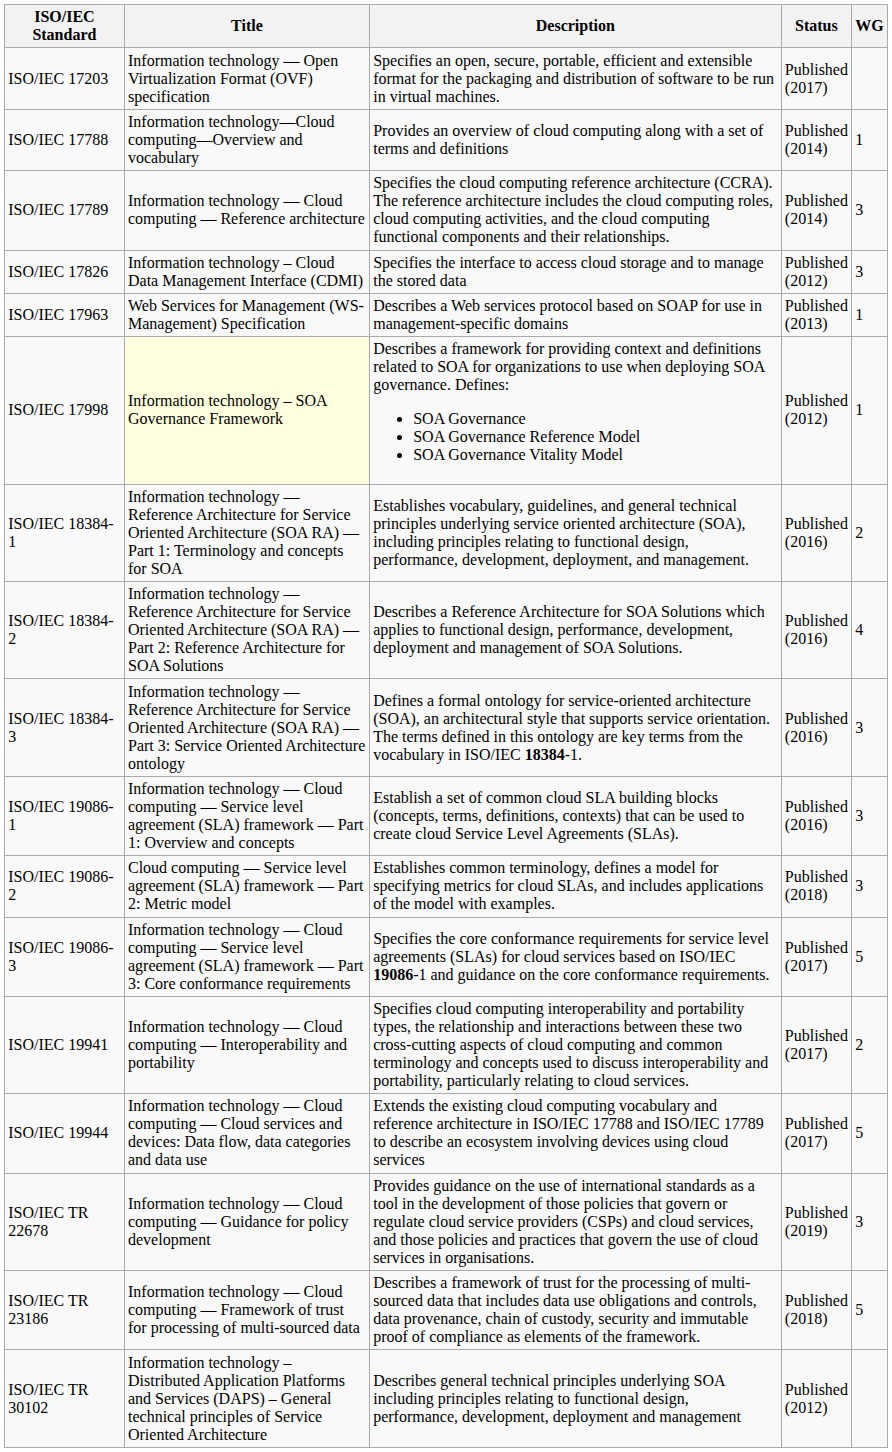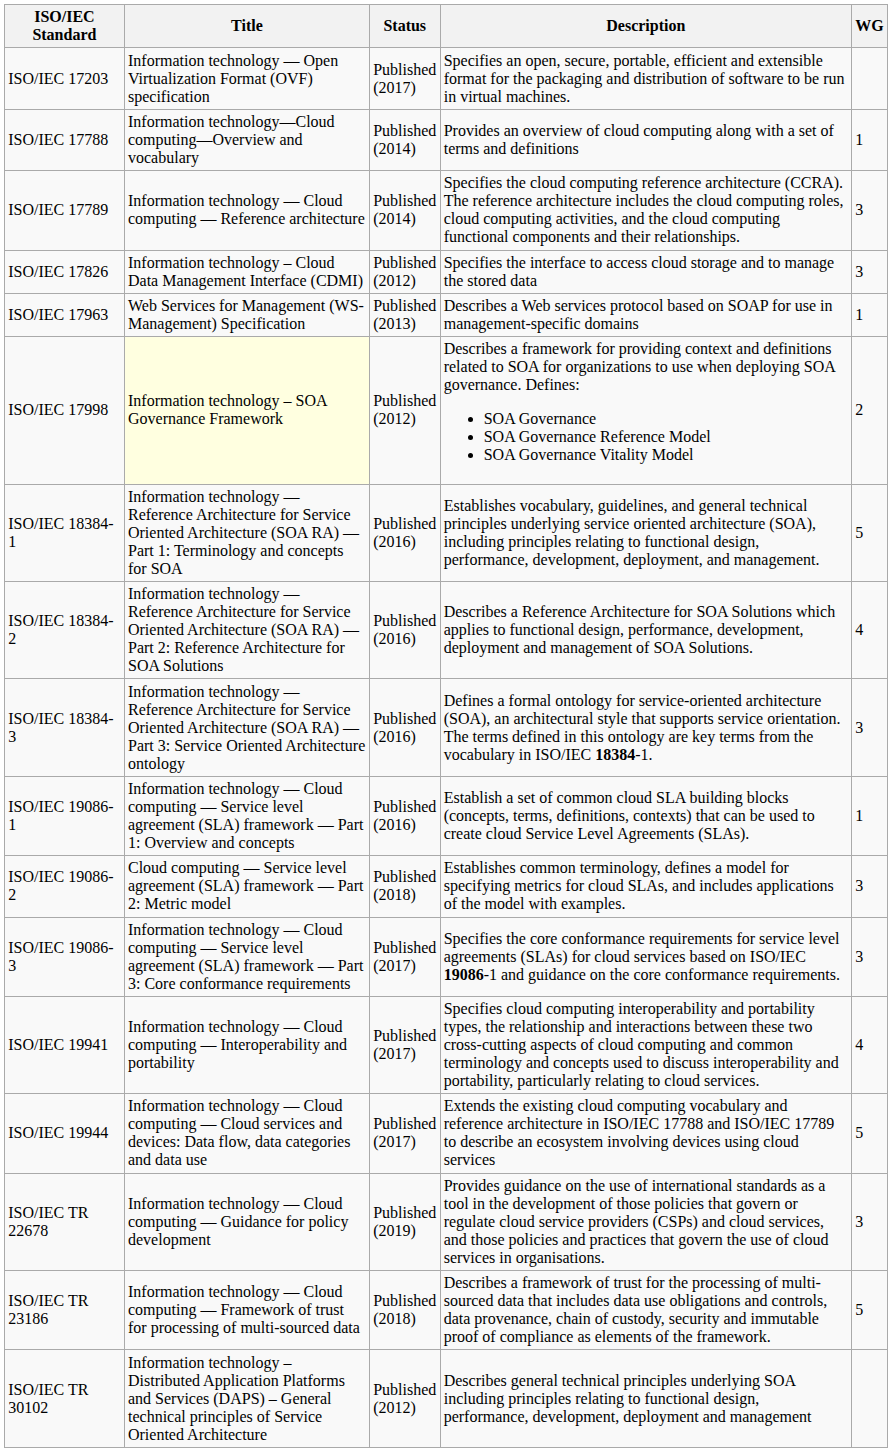columns swapped: (816, 26) <-> (575, 26)
(859, 410) 1 -> (859, 410) 2
(859, 532) 2 -> (859, 532) 5
(859, 815) 3 -> (859, 815) 1
(859, 956) 5 -> (859, 956) 3
(859, 1045) 2 -> (859, 1045) 4
